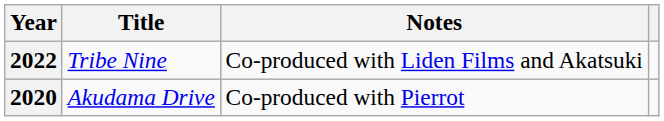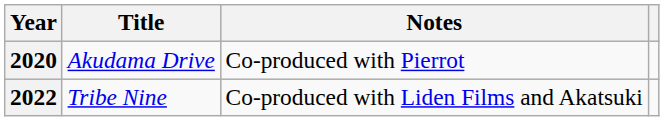rows swapped: (33, 97) <-> (33, 60)
